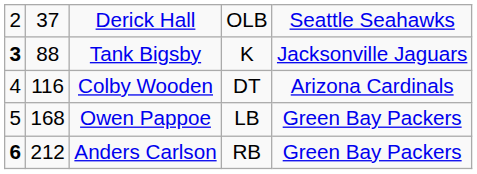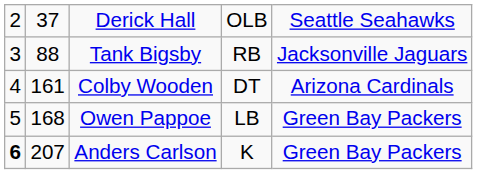(15, 53) bold -> (15, 53) normal
(247, 53) K -> (247, 53) RB
(48, 86) 116 -> (48, 86) 161
(48, 151) 212 -> (48, 151) 207
(247, 151) RB -> (247, 151) K
